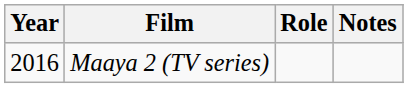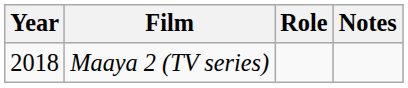(35, 62) 2016 -> (35, 62) 2018
